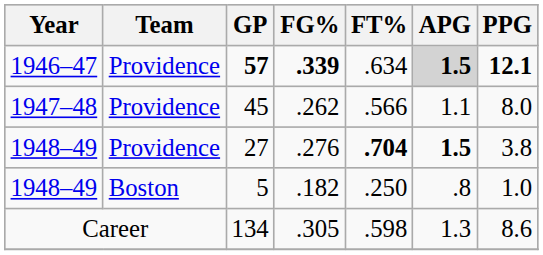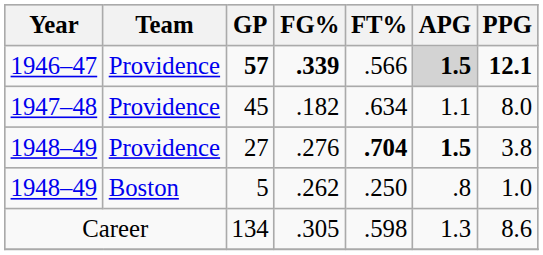(386, 65) .634 -> (386, 65) .566
(318, 106) .262 -> (318, 106) .182
(386, 106) .566 -> (386, 106) .634
(318, 188) .182 -> (318, 188) .262
